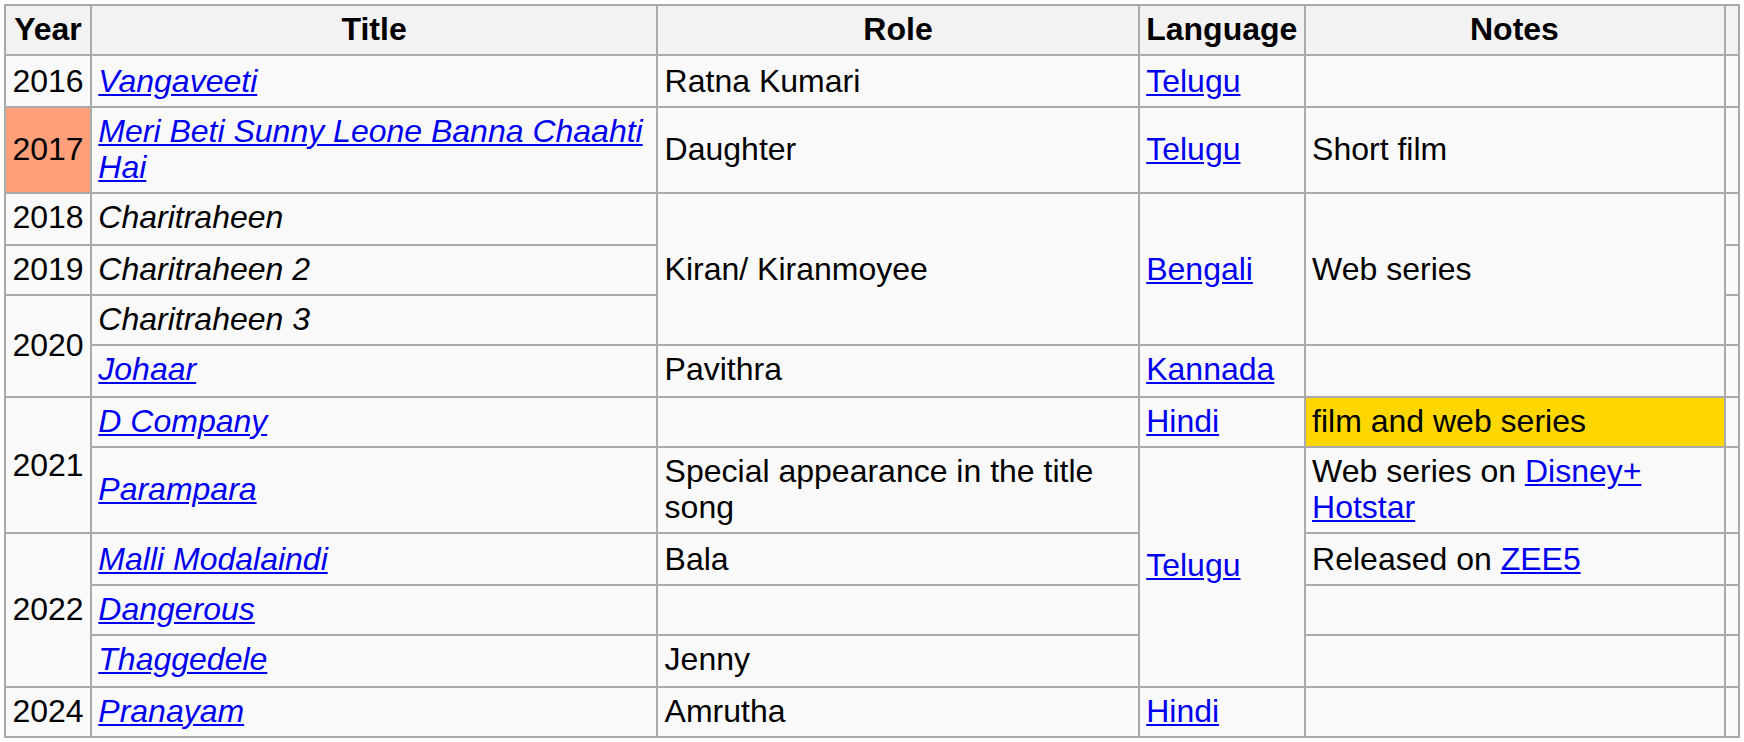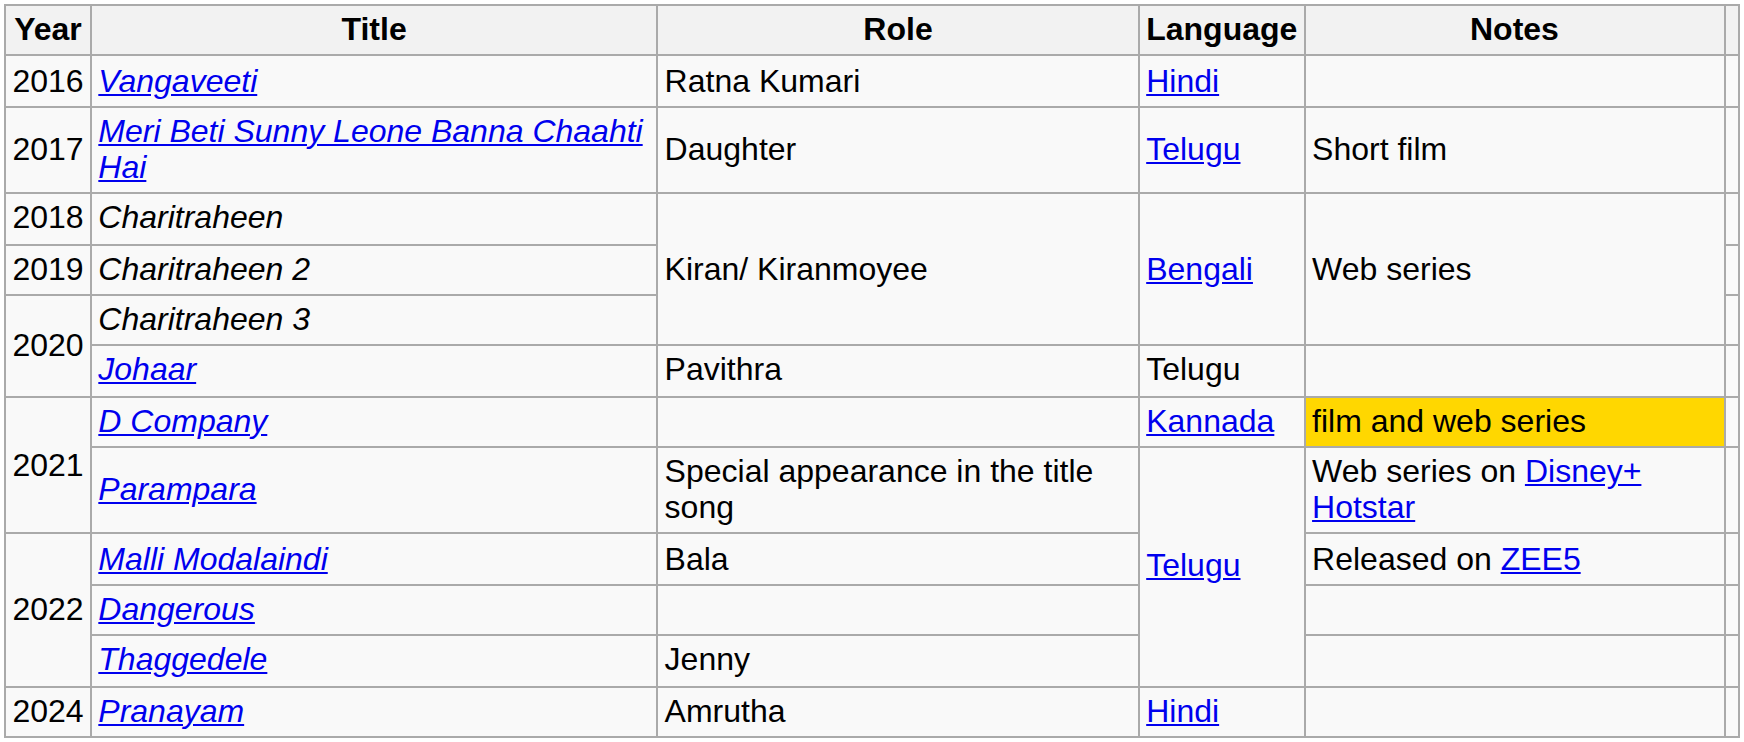(1193, 80) Telugu -> (1183, 80) Hindi
(48, 149) lightsalmon background -> (48, 149) no background
(1210, 370) Kannada -> (1193, 370) Telugu
(1183, 421) Hindi -> (1210, 421) Kannada
